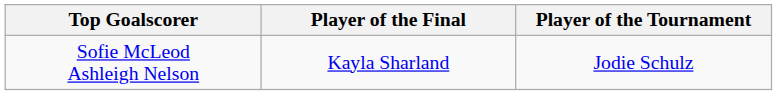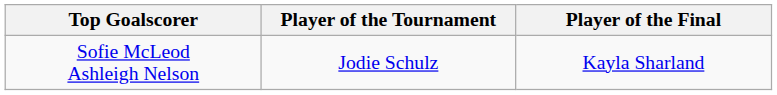columns swapped: (643, 20) <-> (388, 20)
